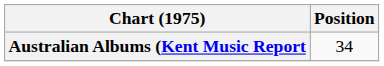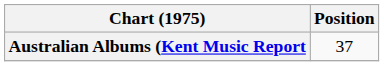(344, 46) 34 -> (344, 46) 37
